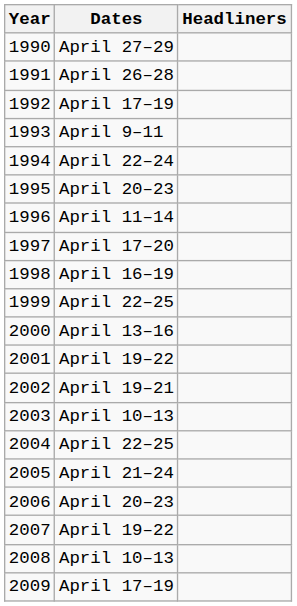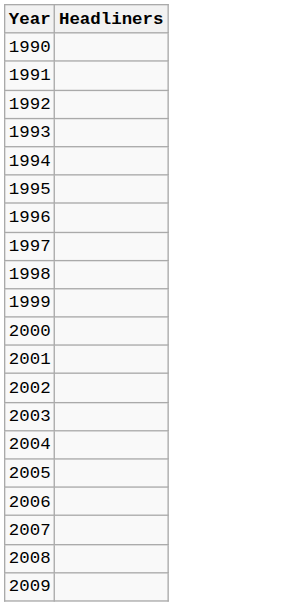- column: (116, 19)
